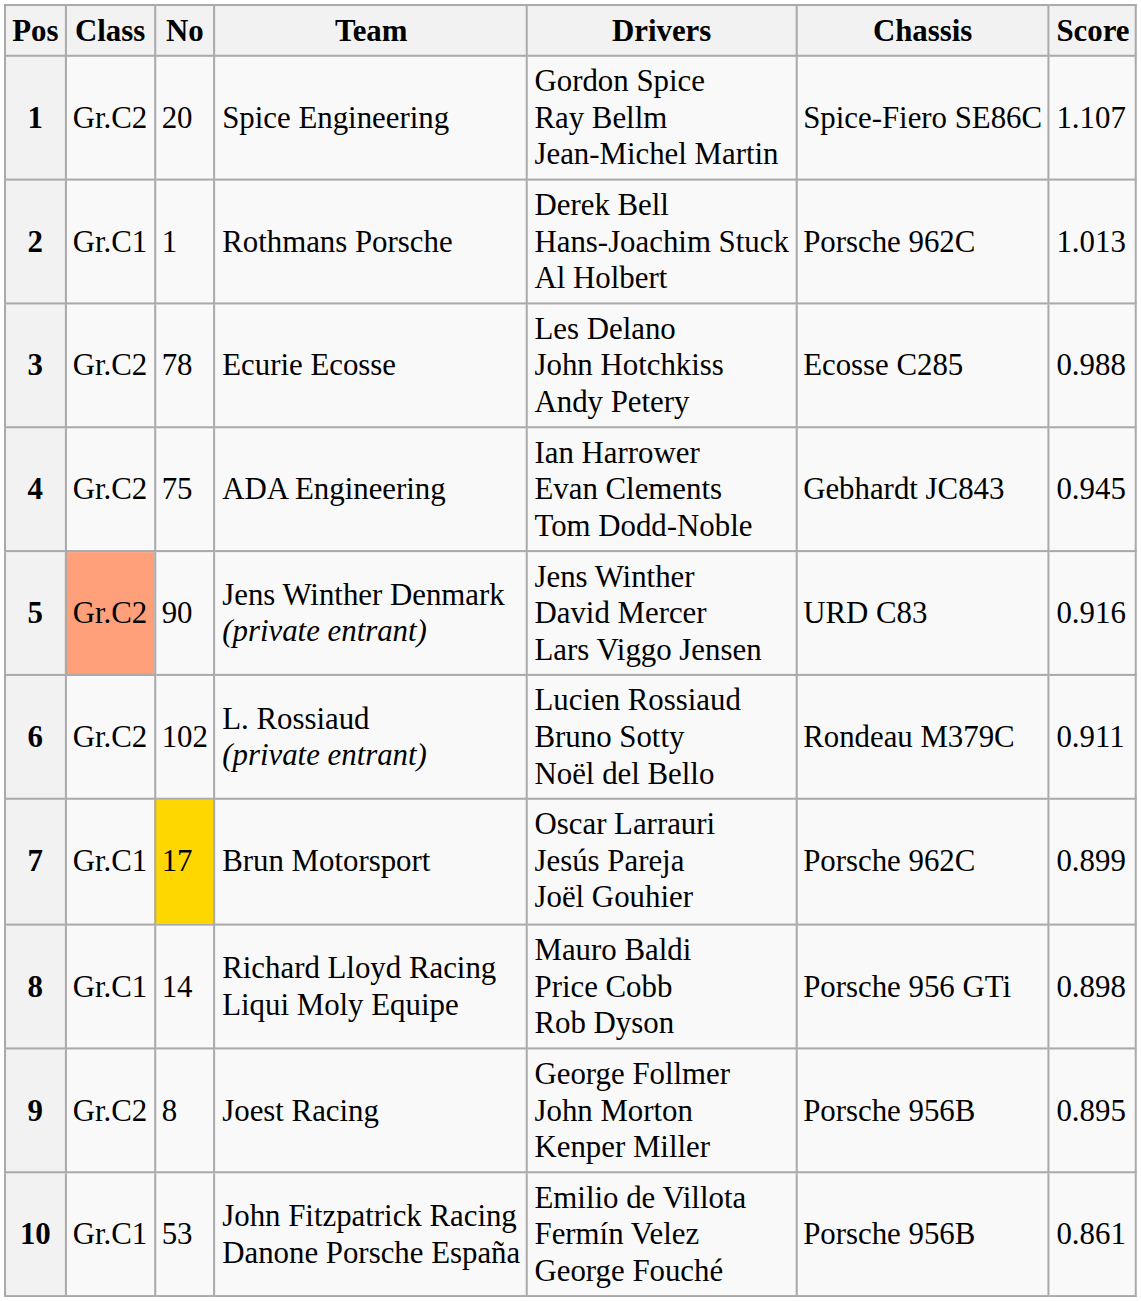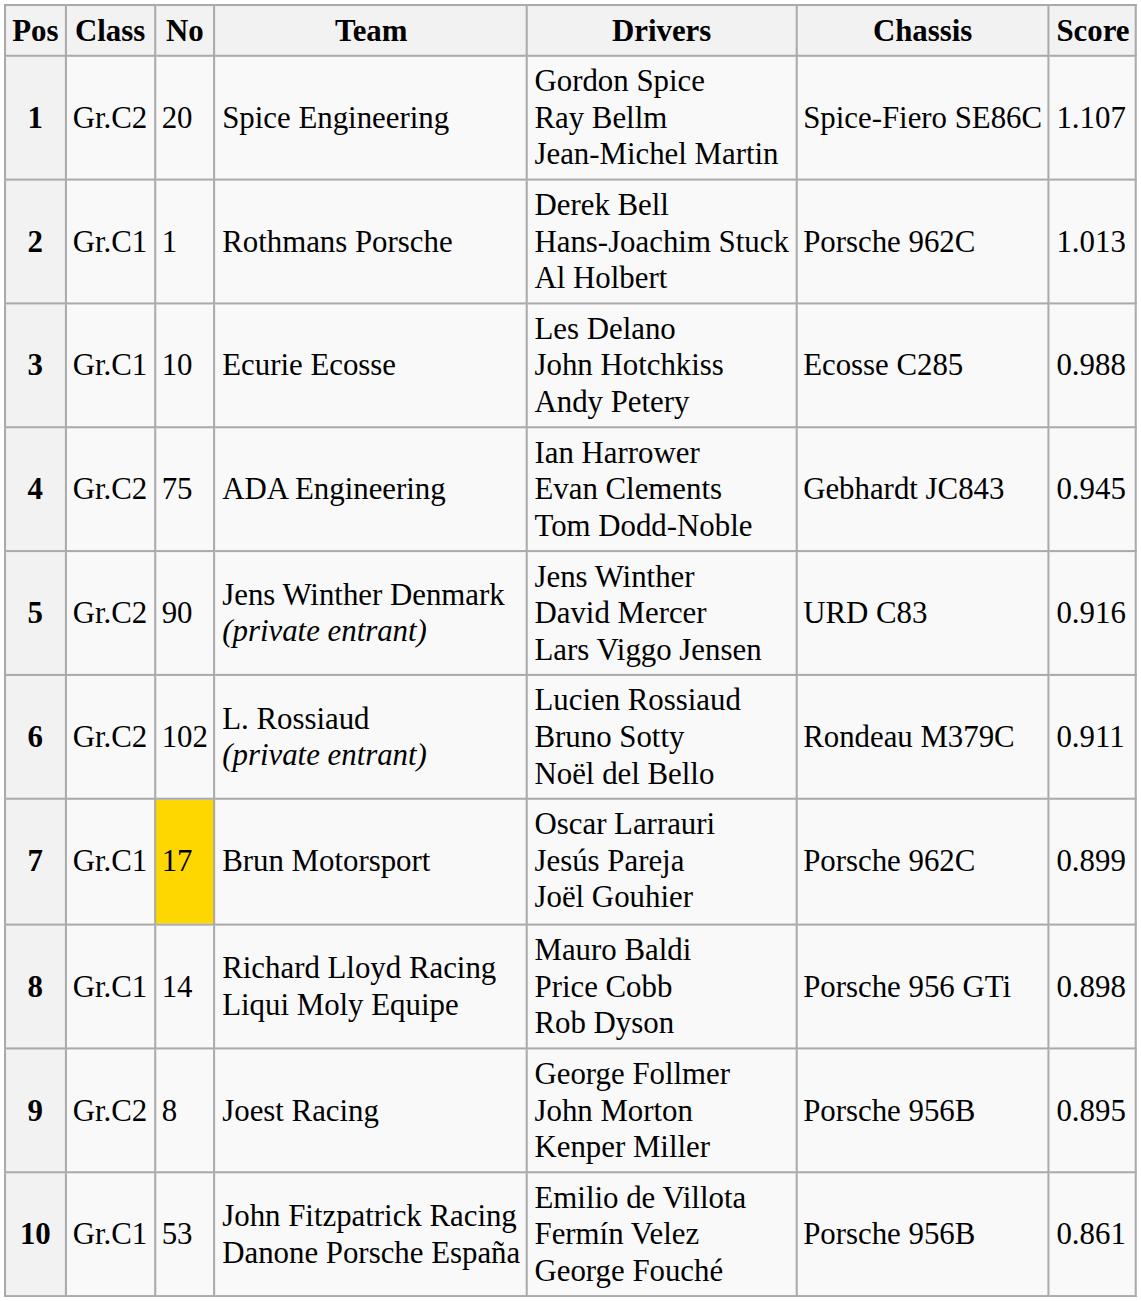(110, 365) Gr.C2 -> (110, 365) Gr.C1
(177, 365) 78 -> (177, 365) 10
(110, 613) lightsalmon background -> (110, 613) no background
